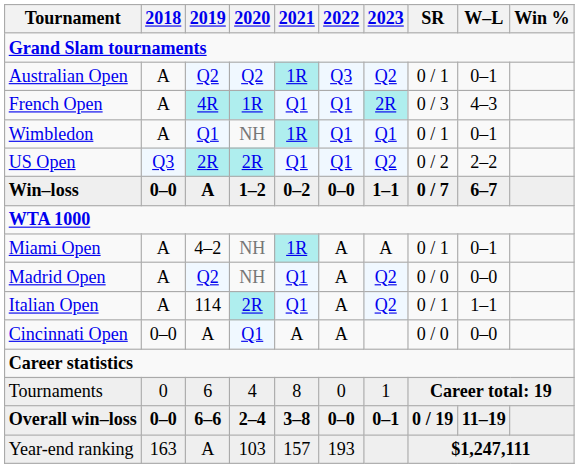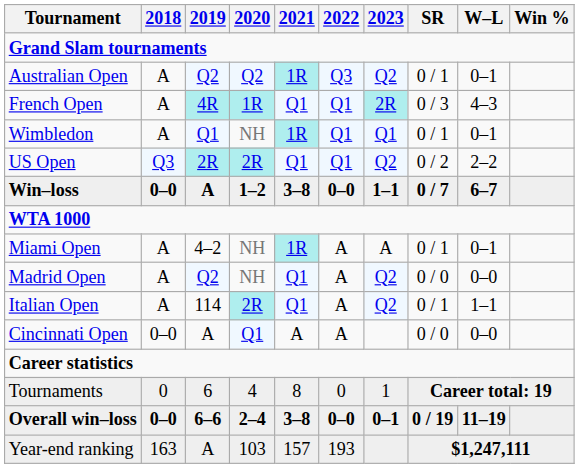(297, 190) 0–2 -> (297, 190) 3–8
